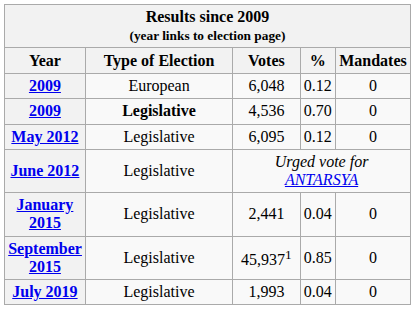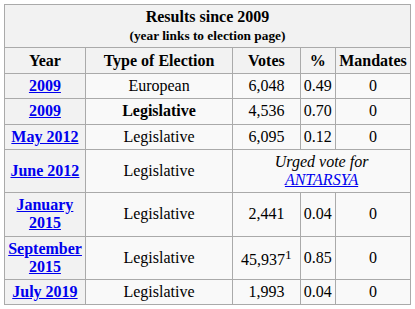(318, 85) 0.12 -> (318, 85) 0.49
